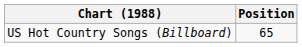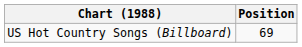(266, 33) 65 -> (266, 33) 69
